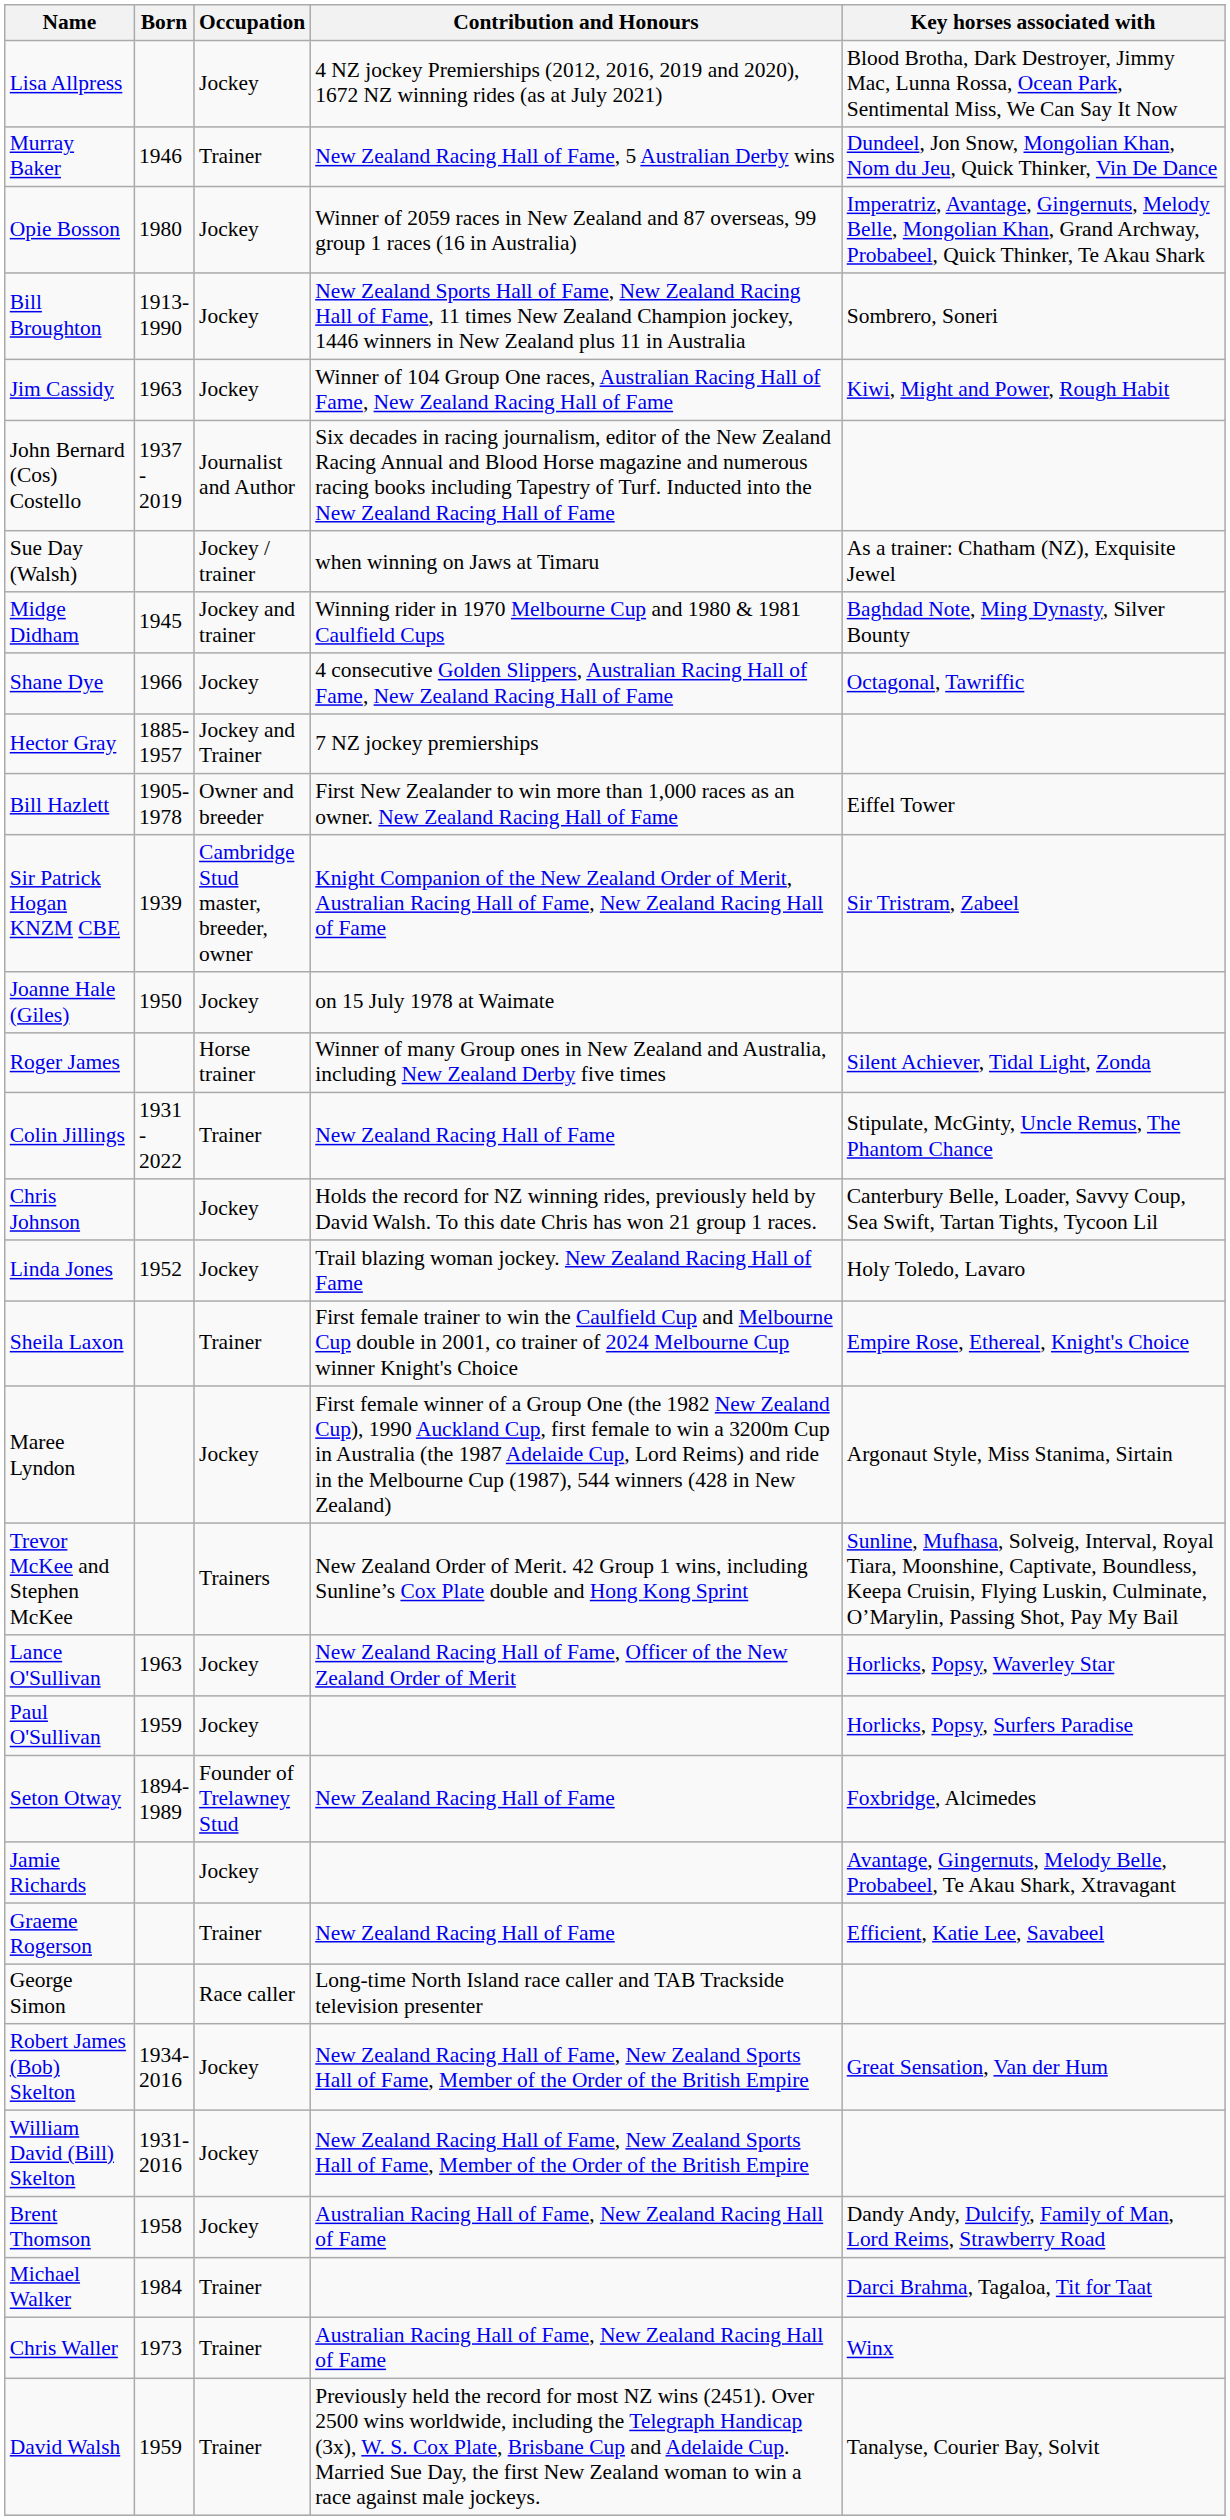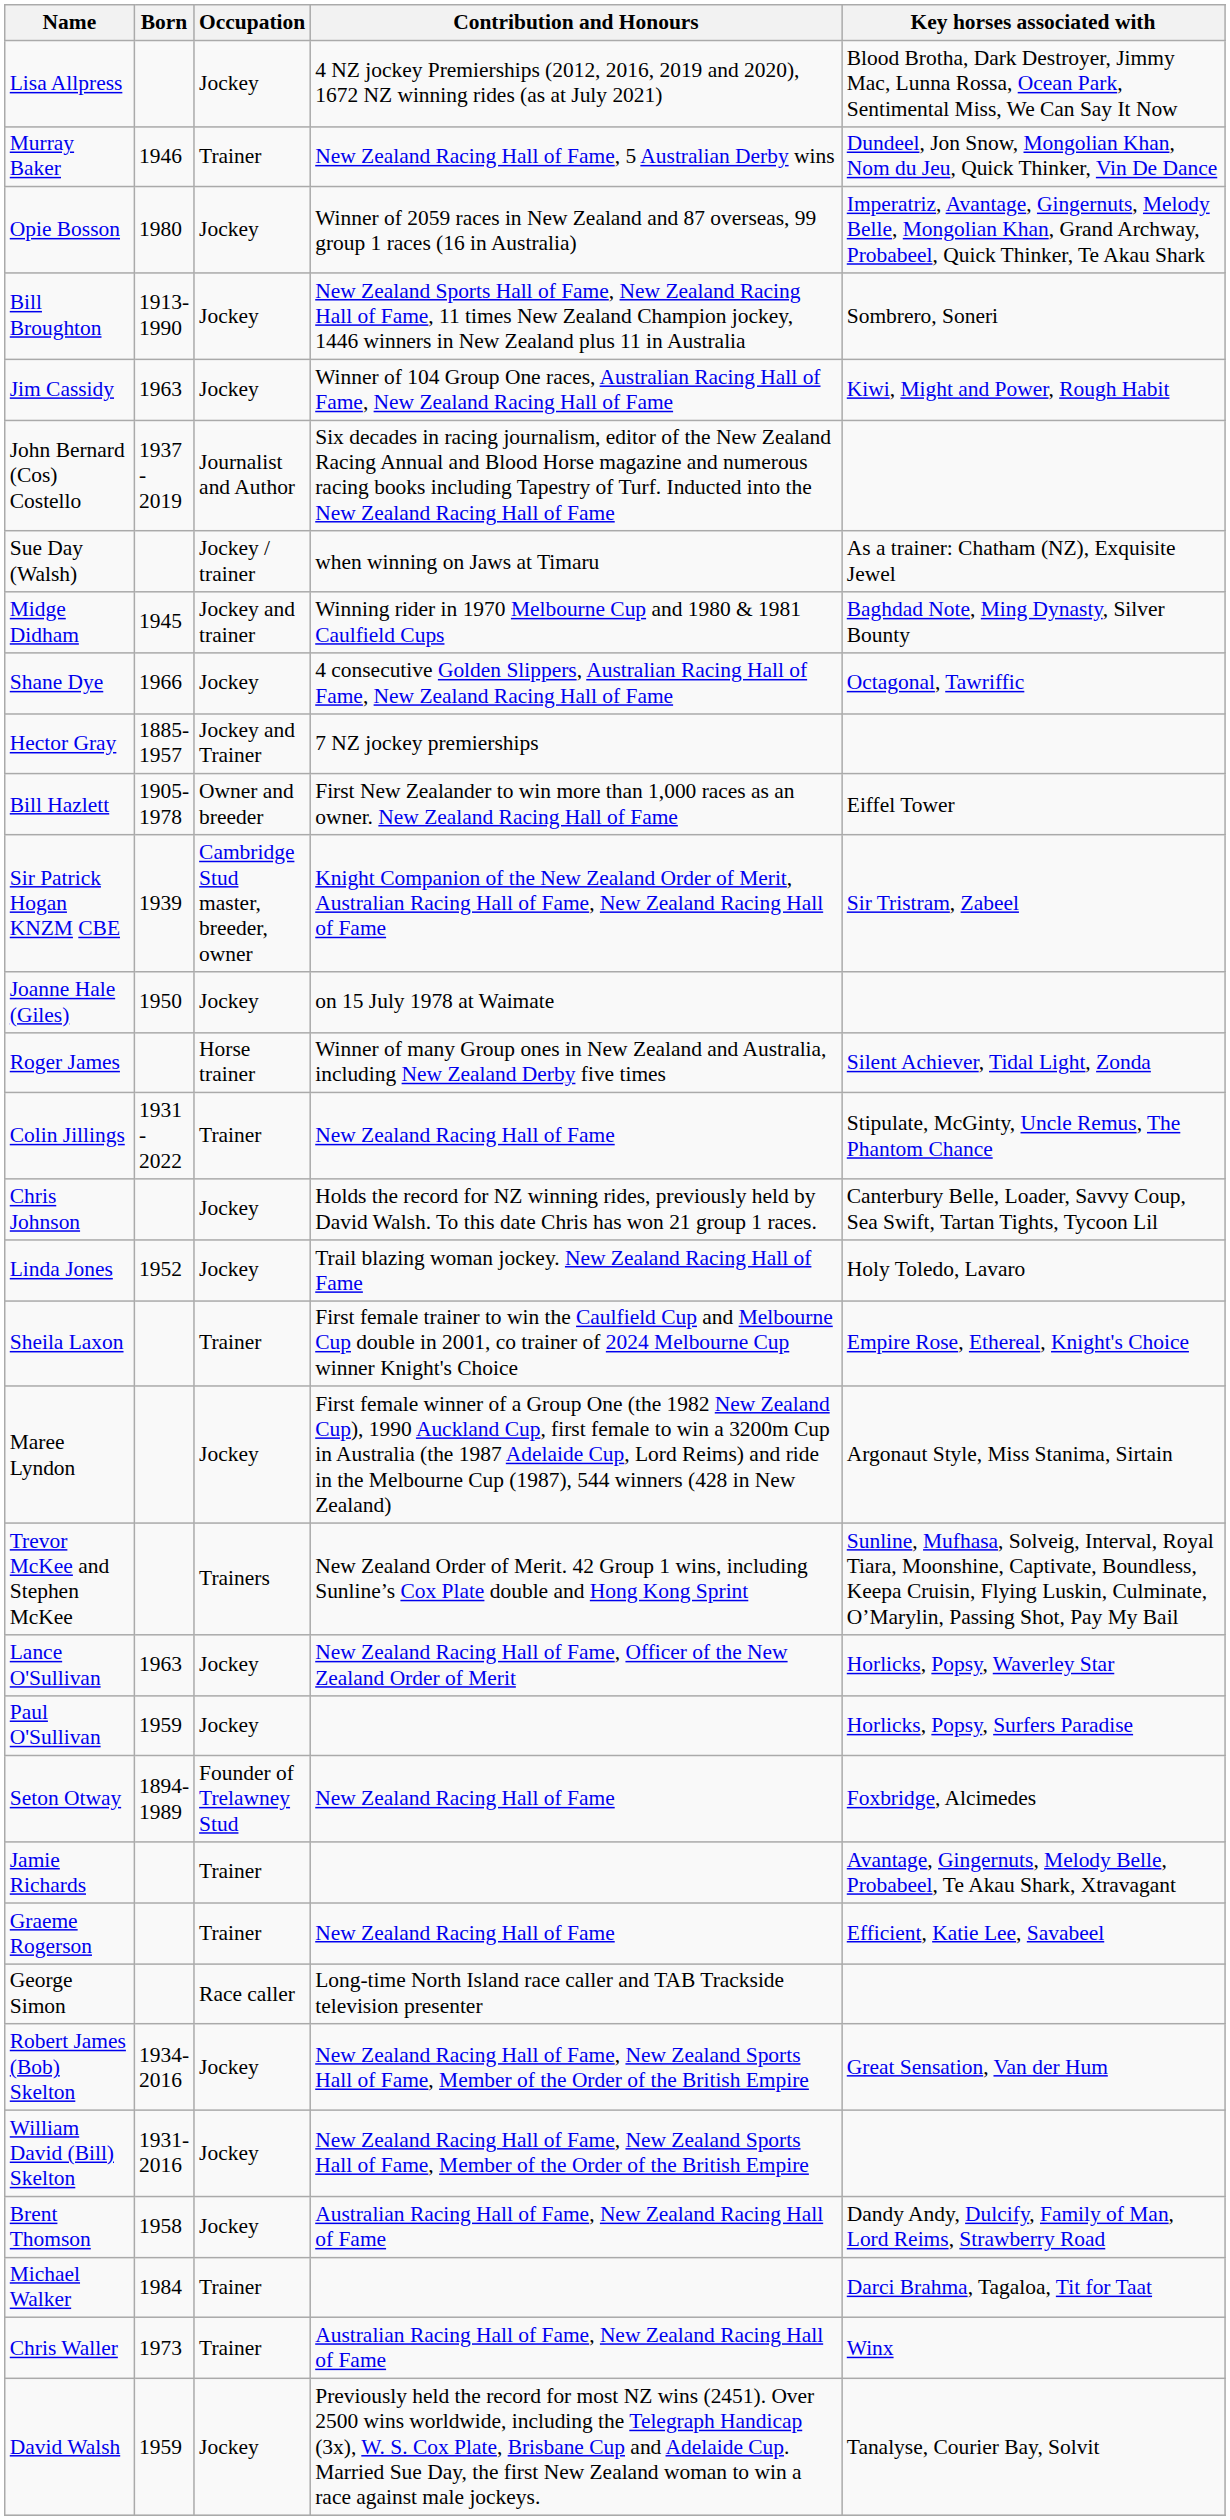(229, 1872) Jockey -> (230, 1872) Trainer
(230, 2446) Trainer -> (229, 2446) Jockey
